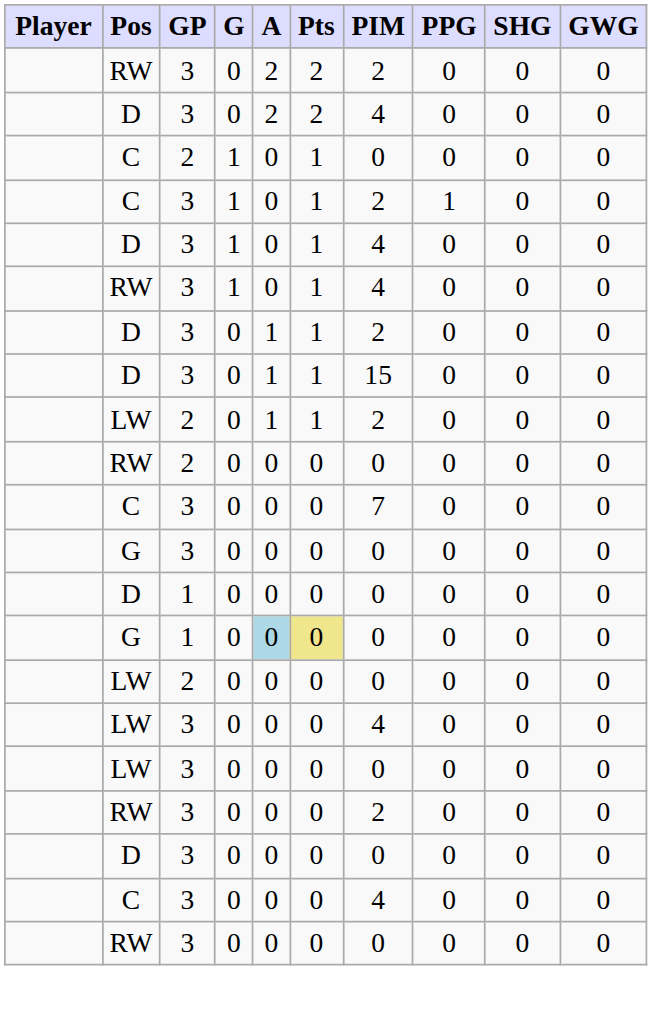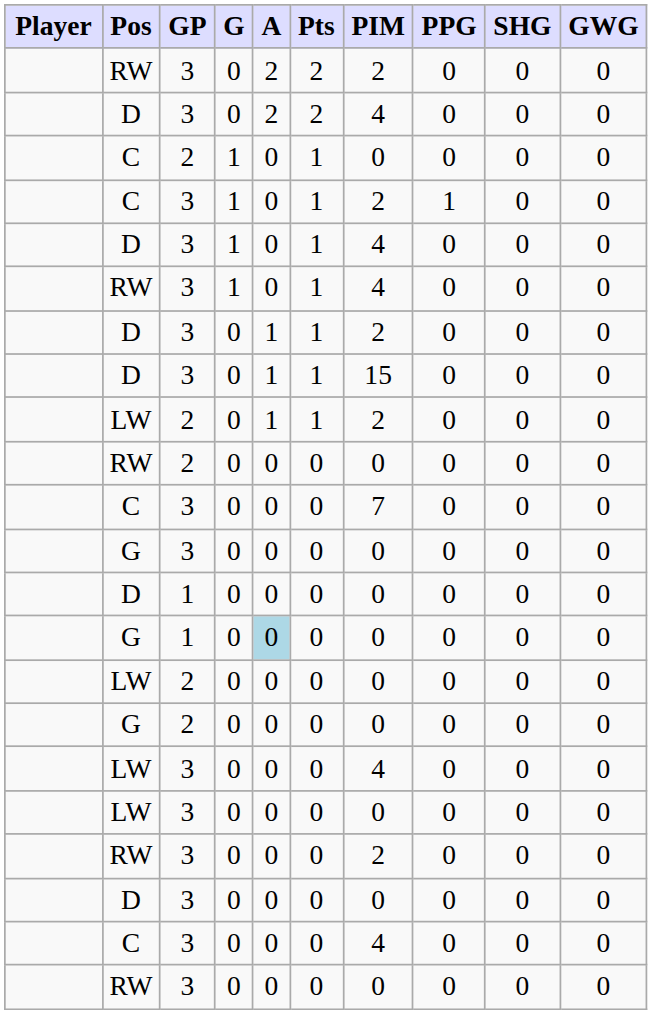(316, 637) khaki background -> (316, 637) no background
+ row: (131, 724)
